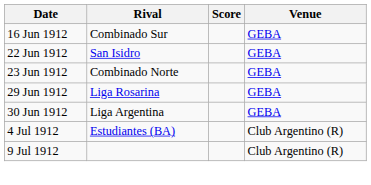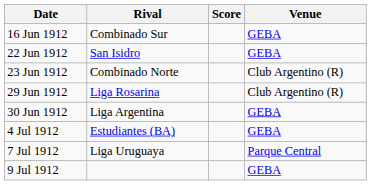(264, 72) GEBA -> (295, 72) Club Argentino (R)
(264, 92) GEBA -> (295, 92) Club Argentino (R)
(295, 131) Club Argentino (R) -> (264, 131) GEBA
+ row: (33, 151)
(295, 151) Club Argentino (R) -> (264, 170) GEBA
